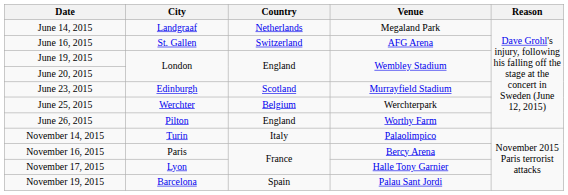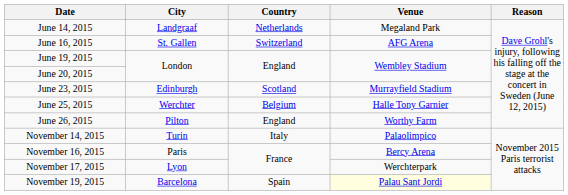(410, 105) Werchterpark -> (410, 105) Halle Tony Garnier
(410, 167) Halle Tony Garnier -> (410, 167) Werchterpark
(410, 182) no background -> (410, 182) lightyellow background
